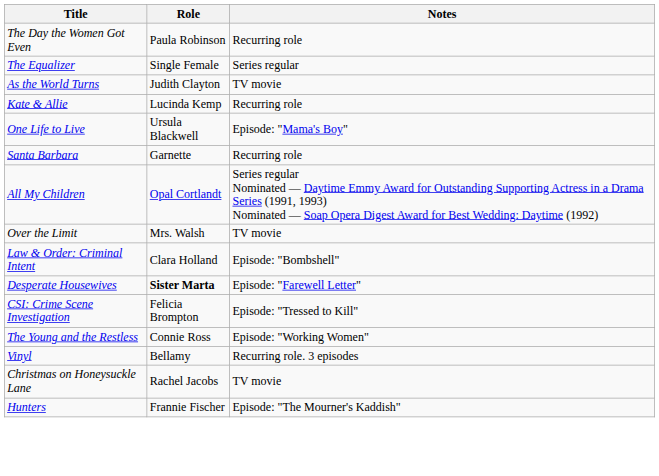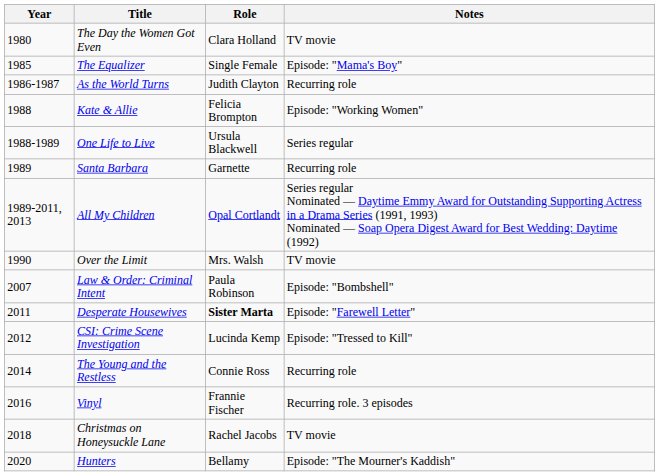+ column: (39, 14)
(188, 39) Paula Robinson -> (242, 39) Clara Holland
(267, 39) Recurring role -> (311, 39) TV movie
(266, 65) Series regular -> (344, 65) Episode: "Mama's Boy"
(257, 84) TV movie -> (322, 84) Recurring role
(186, 103) Lucinda Kemp -> (233, 110) Felicia Brompton
(267, 103) Recurring role -> (355, 110) Episode: "Working Women"
(290, 129) Episode: "Mama's Boy" -> (320, 142) Series regular
(184, 259) Clara Holland -> (231, 286) Paula Robinson
(174, 311) Felicia Brompton -> (244, 338) Lucinda Kemp
(301, 336) Episode: "Working Women" -> (322, 370) Recurring role
(170, 355) Bellamy -> (227, 403) Frannie Fischer
(187, 407) Frannie Fischer -> (229, 461) Bellamy
